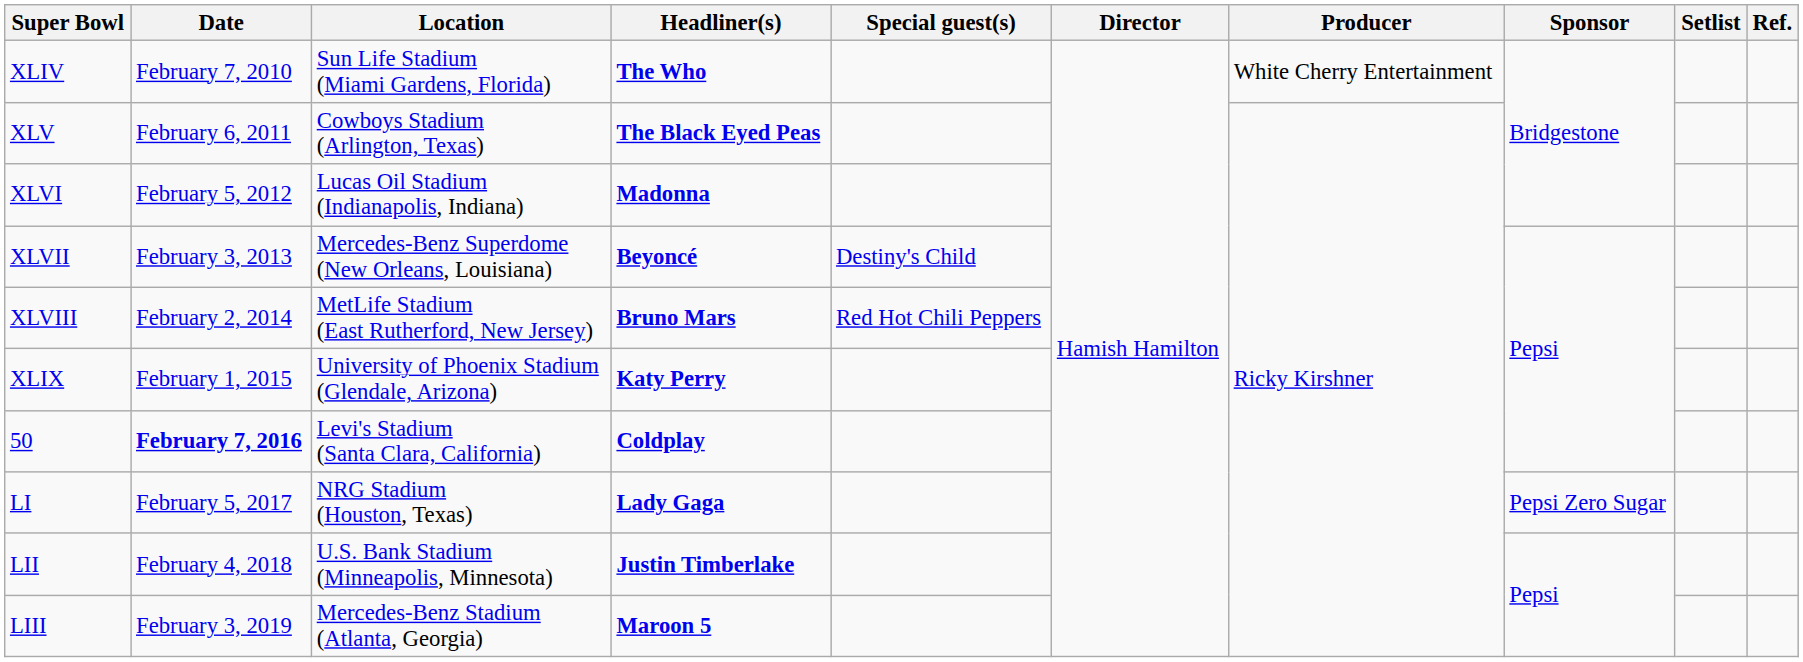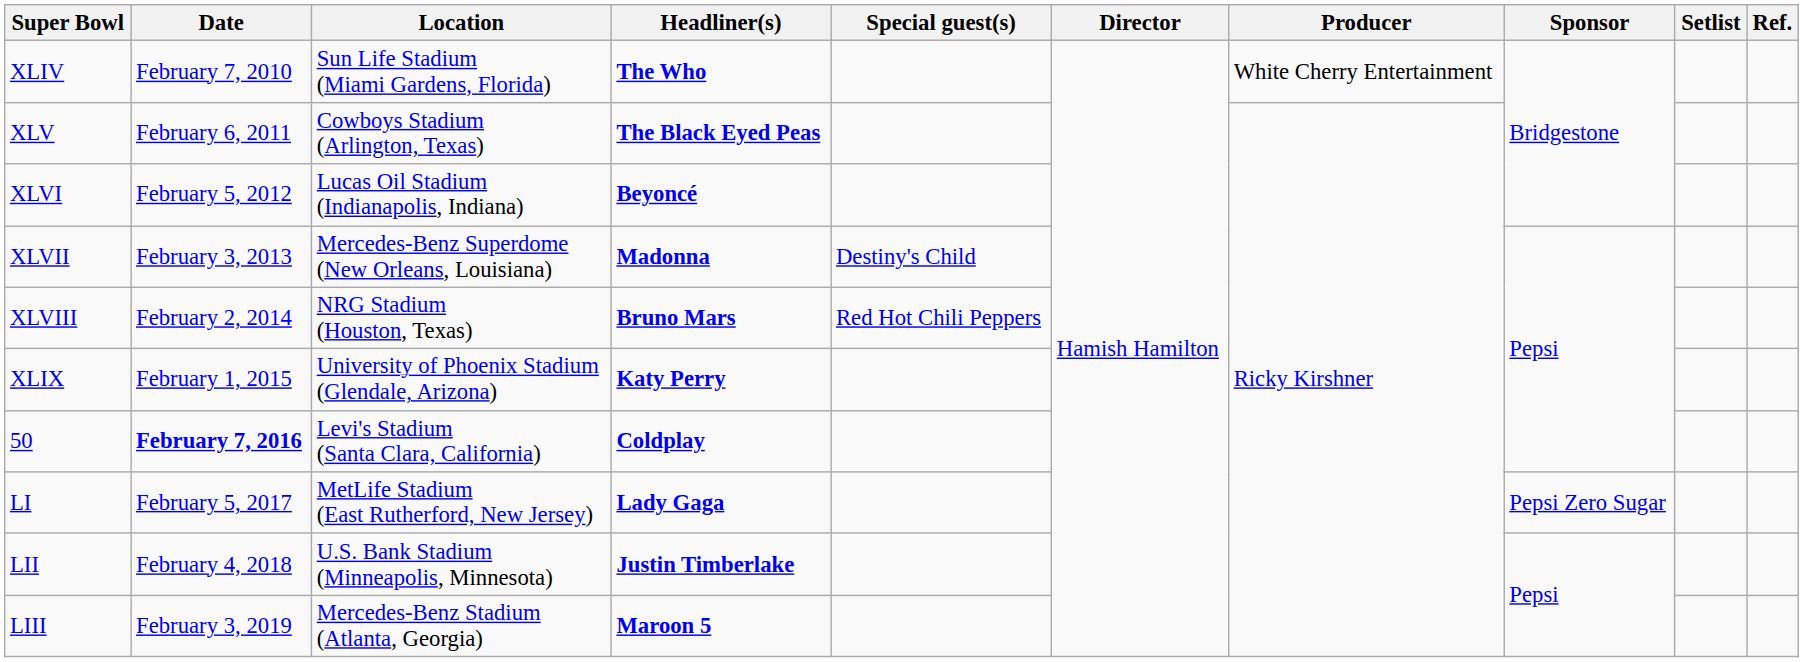(663, 194) Madonna -> (657, 194) Beyoncé
(657, 256) Beyoncé -> (663, 256) Madonna
(455, 317) MetLife Stadium (East Rutherford, New Jersey) -> (395, 317) NRG Stadium (Houston, Texas)
(395, 502) NRG Stadium (Houston, Texas) -> (455, 502) MetLife Stadium (East Rutherford, New Jersey)
